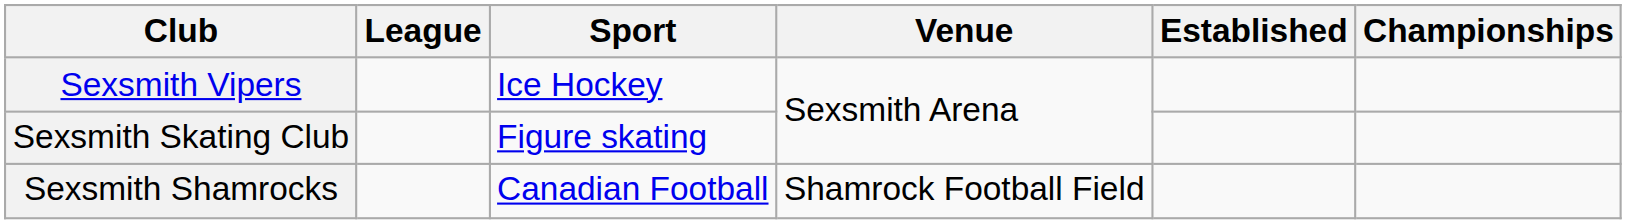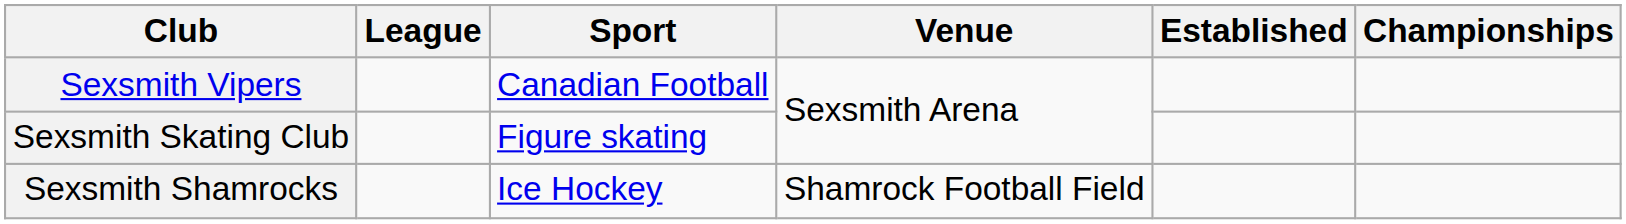(580, 84) Ice Hockey -> (633, 84) Canadian Football
(633, 190) Canadian Football -> (580, 190) Ice Hockey
